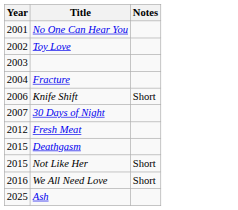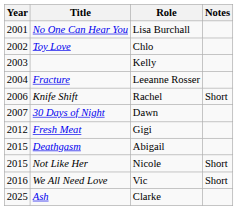+ column: (166, 12)
